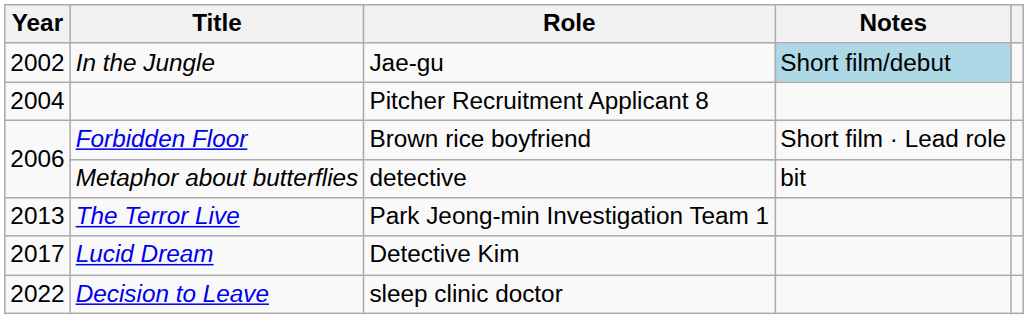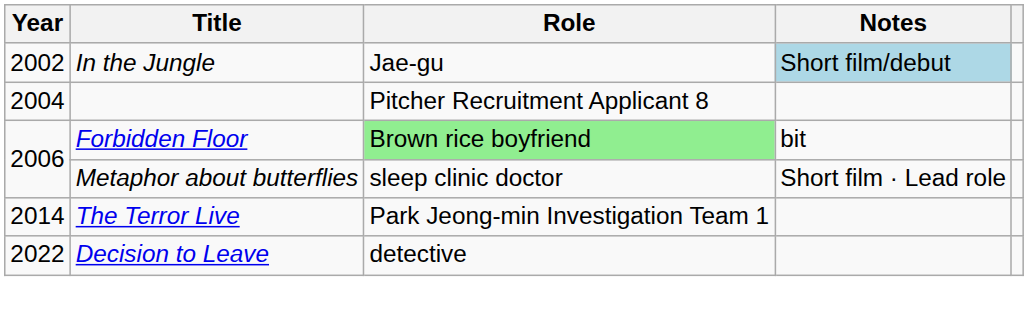(480, 139) no background -> (480, 139) lightgreen background
(893, 139) Short film · Lead role -> (793, 139) bit
(418, 178) detective -> (466, 178) sleep clinic doctor
(793, 178) bit -> (893, 178) Short film · Lead role
(37, 216) 2013 -> (37, 216) 2014
- row: (145, 255)
(466, 293) sleep clinic doctor -> (418, 255) detective
